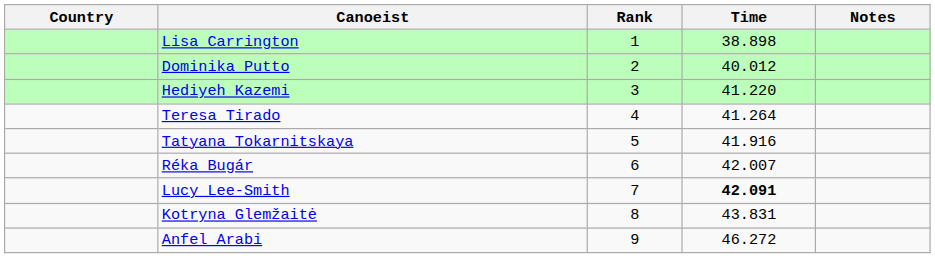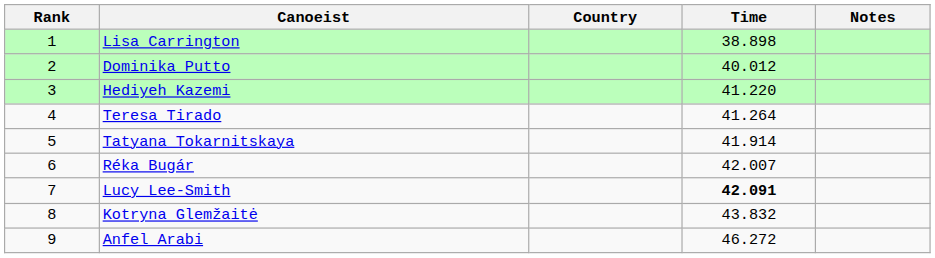columns swapped: (635, 17) <-> (81, 17)
(749, 141) 41.916 -> (749, 141) 41.914
(749, 215) 43.831 -> (749, 215) 43.832
